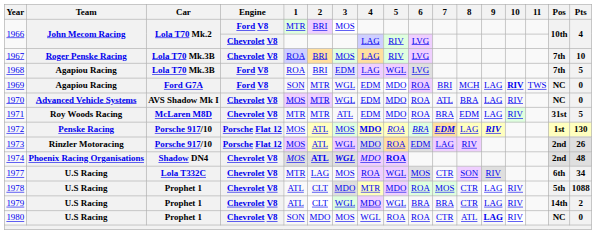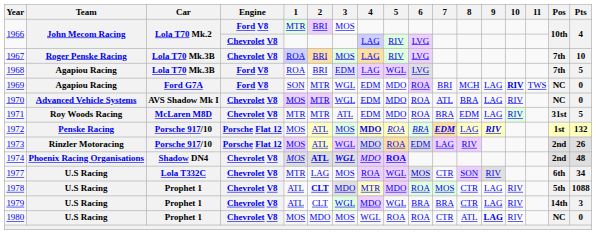(581, 130) 130 -> (581, 130) 132
(320, 188) normal -> (320, 188) bold
(581, 203) 2 -> (581, 203) 3
(296, 218) SON -> (296, 218) MOS
